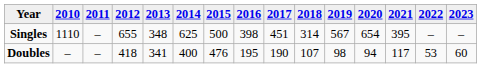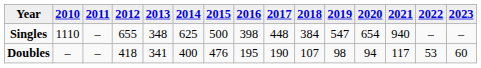(279, 33) 451 -> (279, 33) 448
(310, 33) 314 -> (310, 33) 384
(340, 33) 567 -> (340, 33) 547
(401, 33) 395 -> (401, 33) 940
